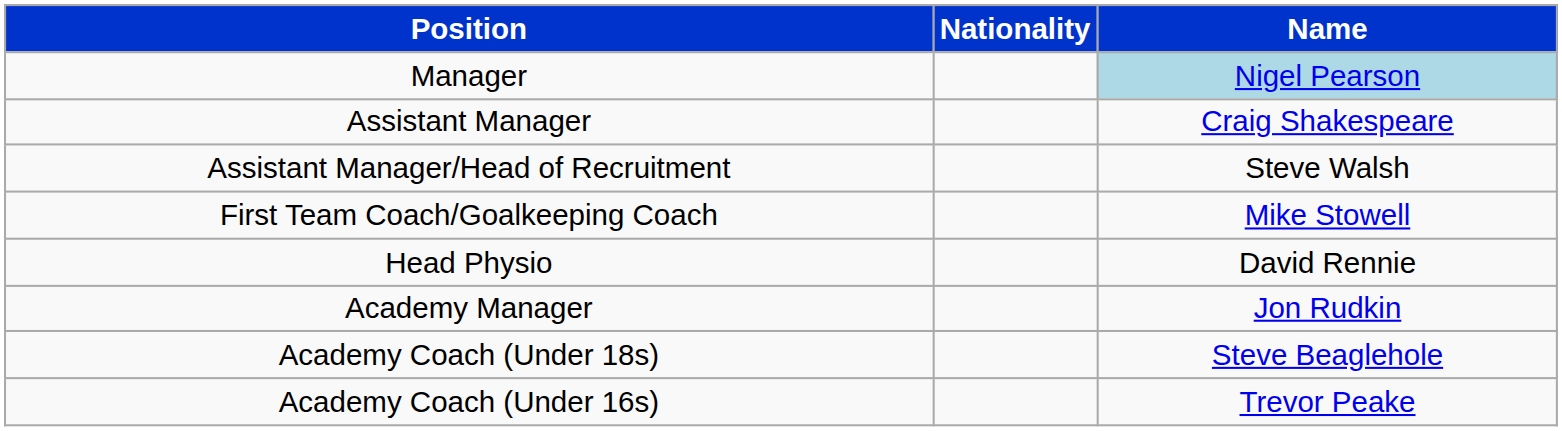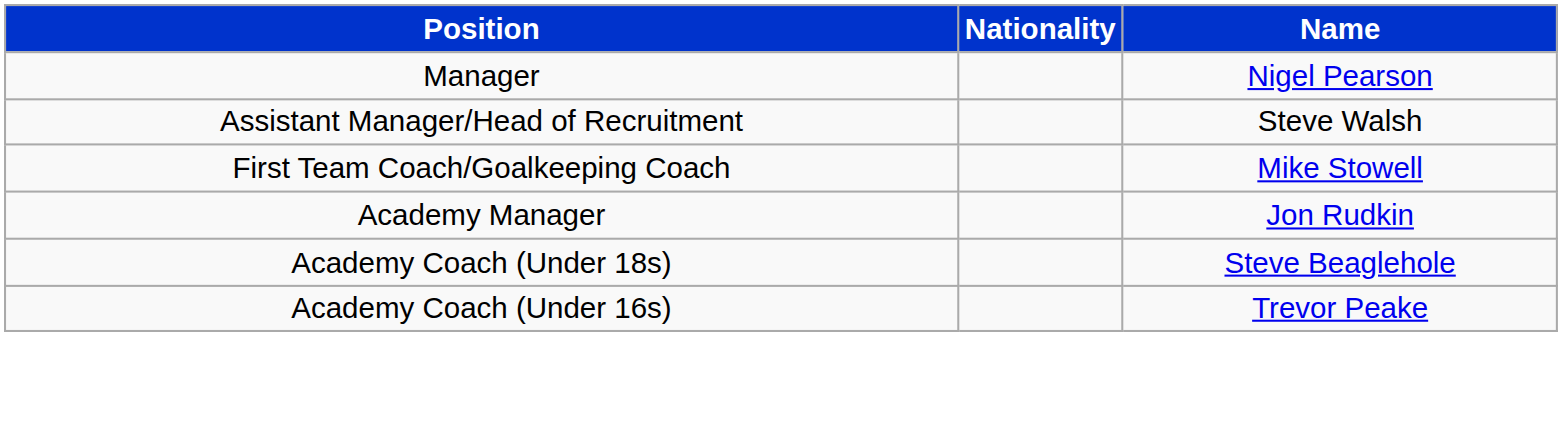(1327, 75) lightblue background -> (1340, 75) no background
- row: (469, 122)
- row: (469, 262)
